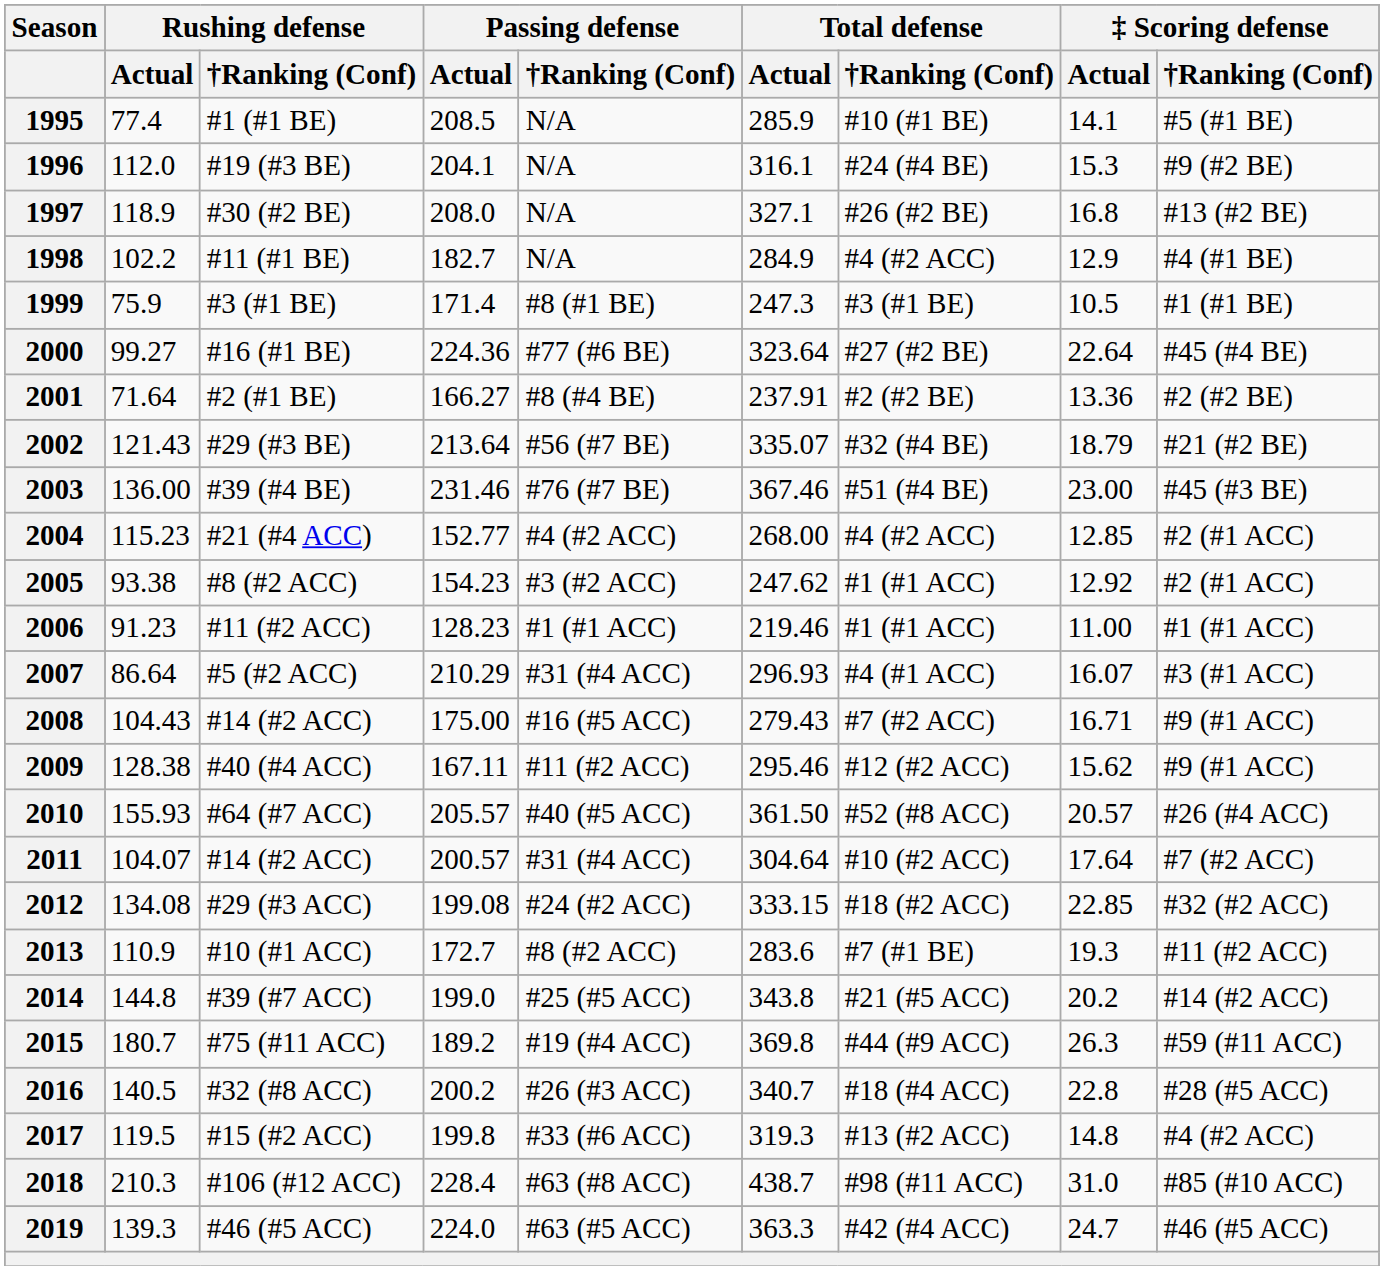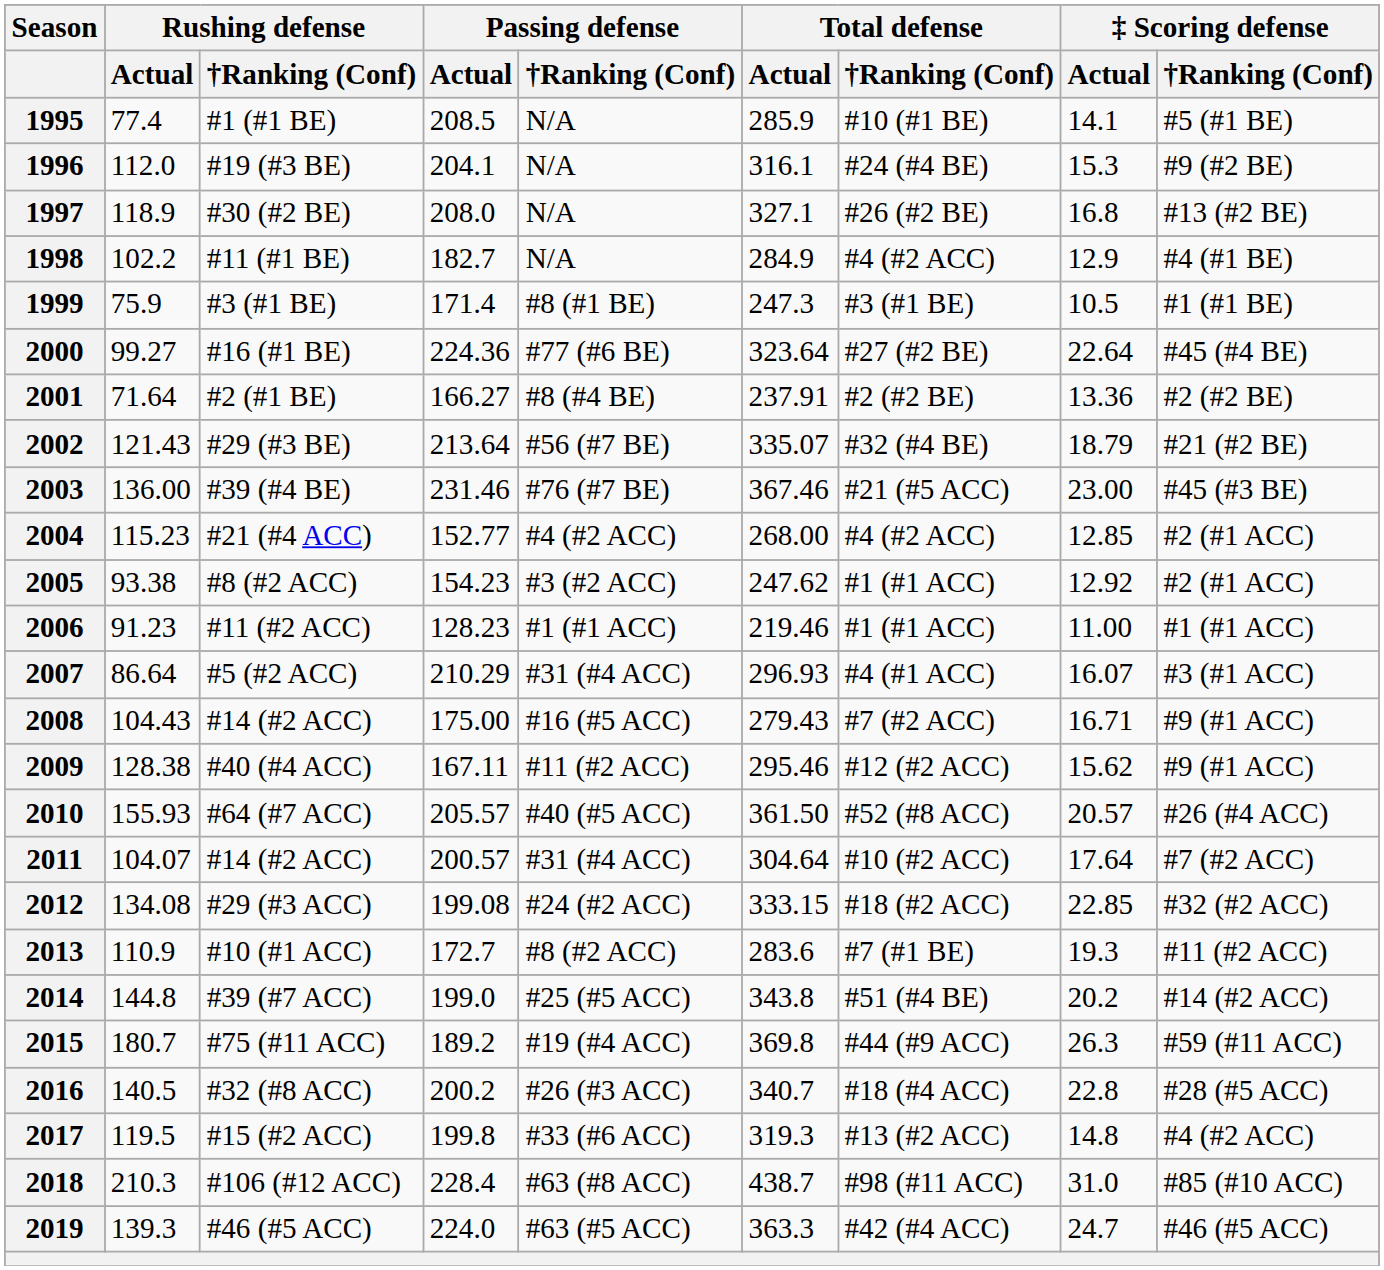(917, 489) #51 (#4 BE) -> (927, 489) #21 (#5 ACC)
(927, 997) #21 (#5 ACC) -> (917, 997) #51 (#4 BE)
